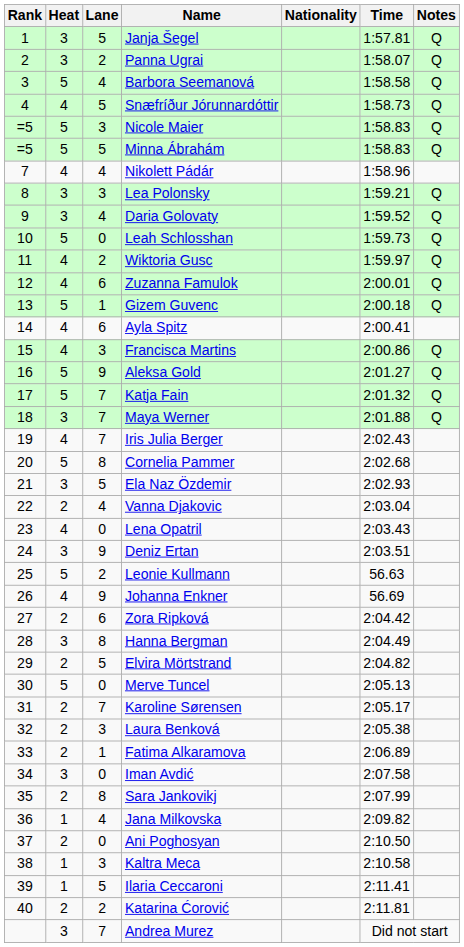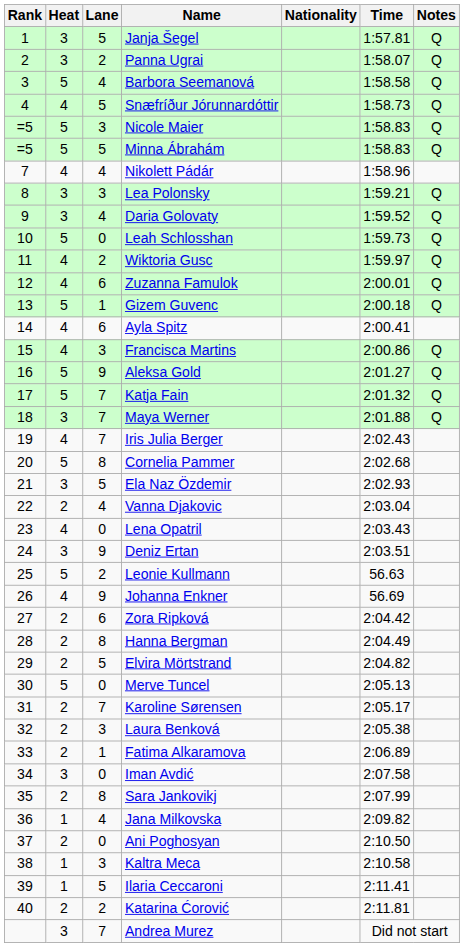(64, 640) 3 -> (64, 640) 2
